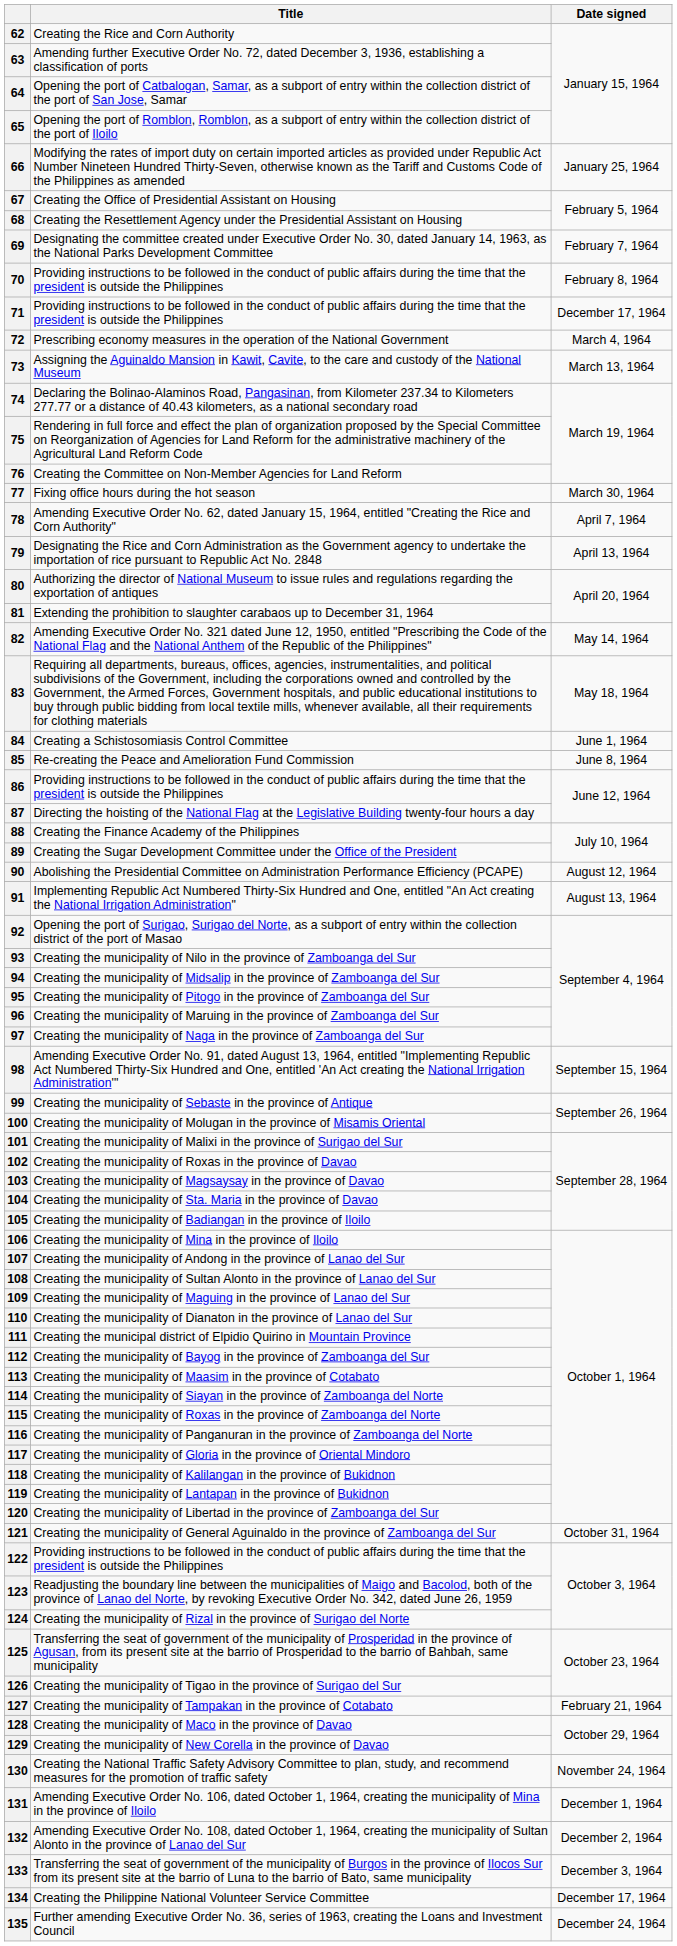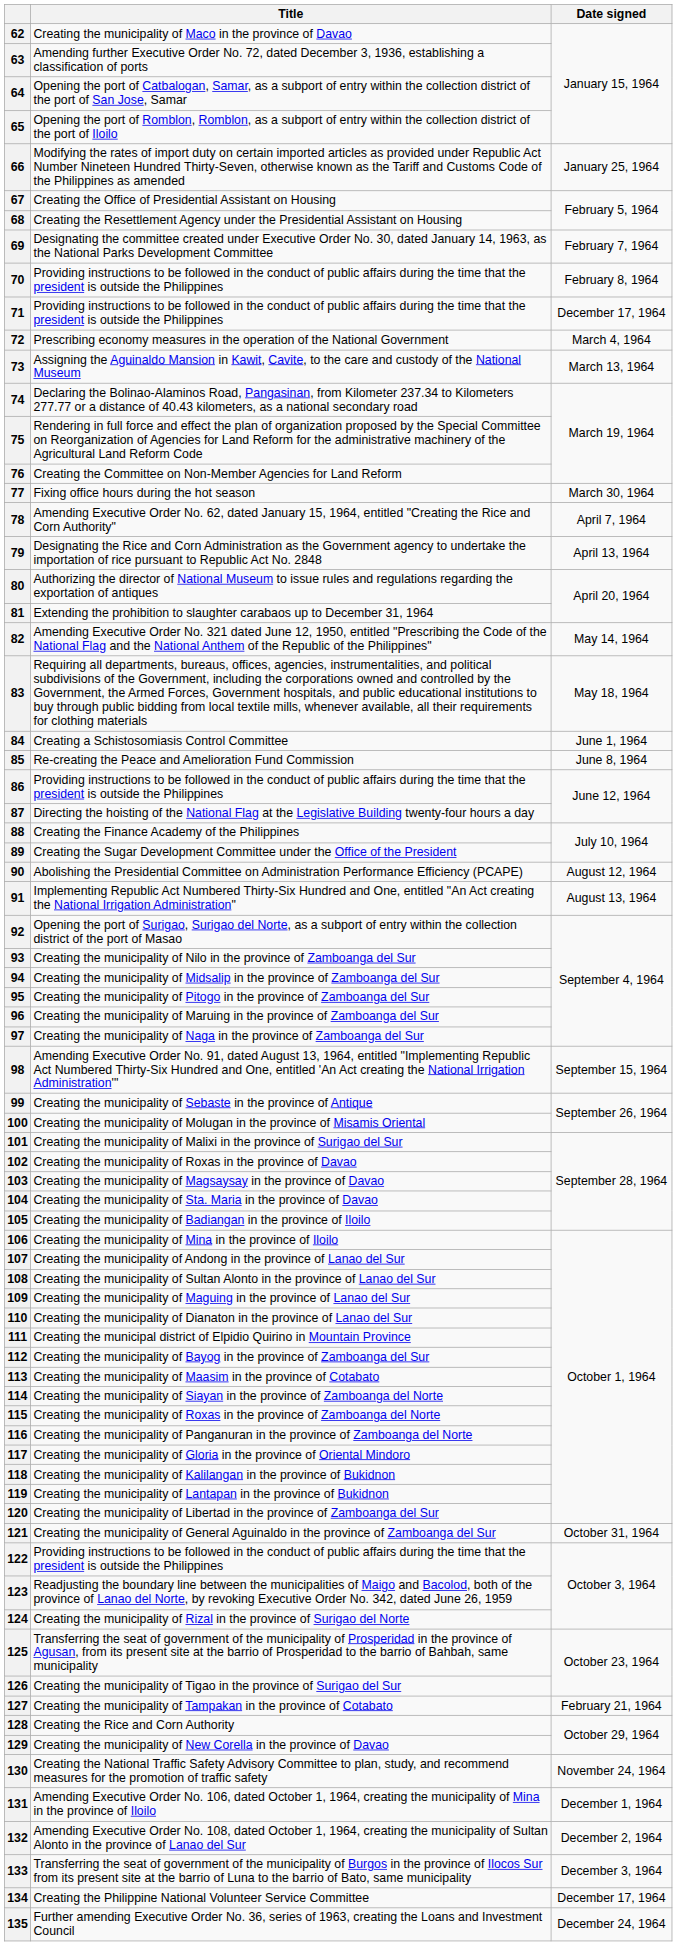(134, 33) Creating the Rice and Corn Authority -> (193, 33) Creating the municipality of Maco in the province of Davao
(193, 1725) Creating the municipality of Maco in the province of Davao -> (134, 1725) Creating the Rice and Corn Authority
